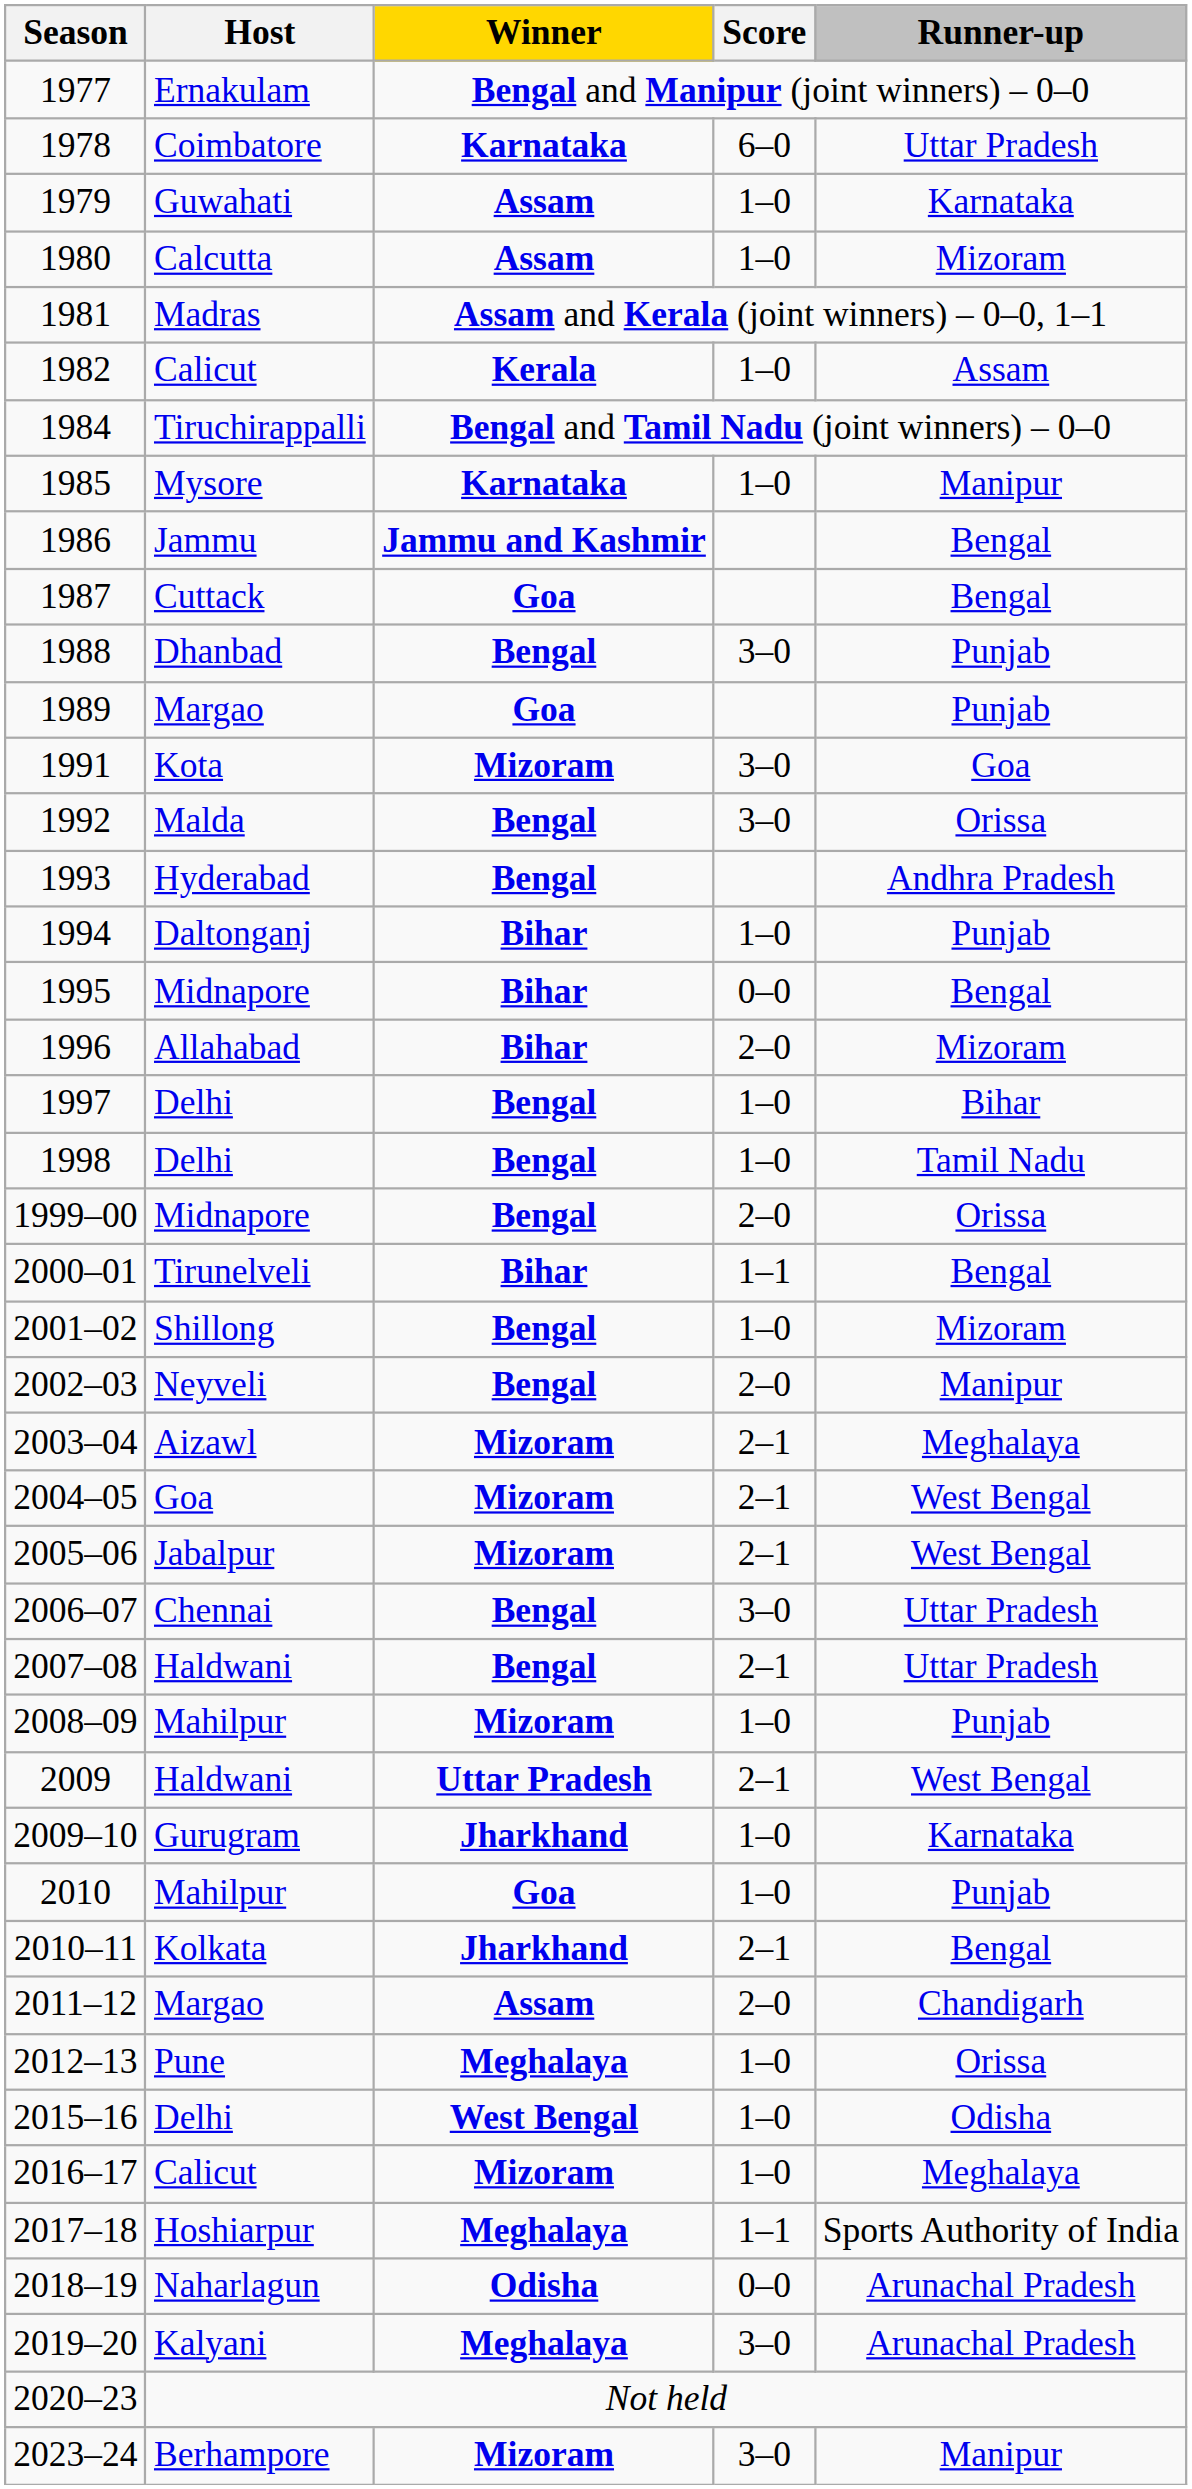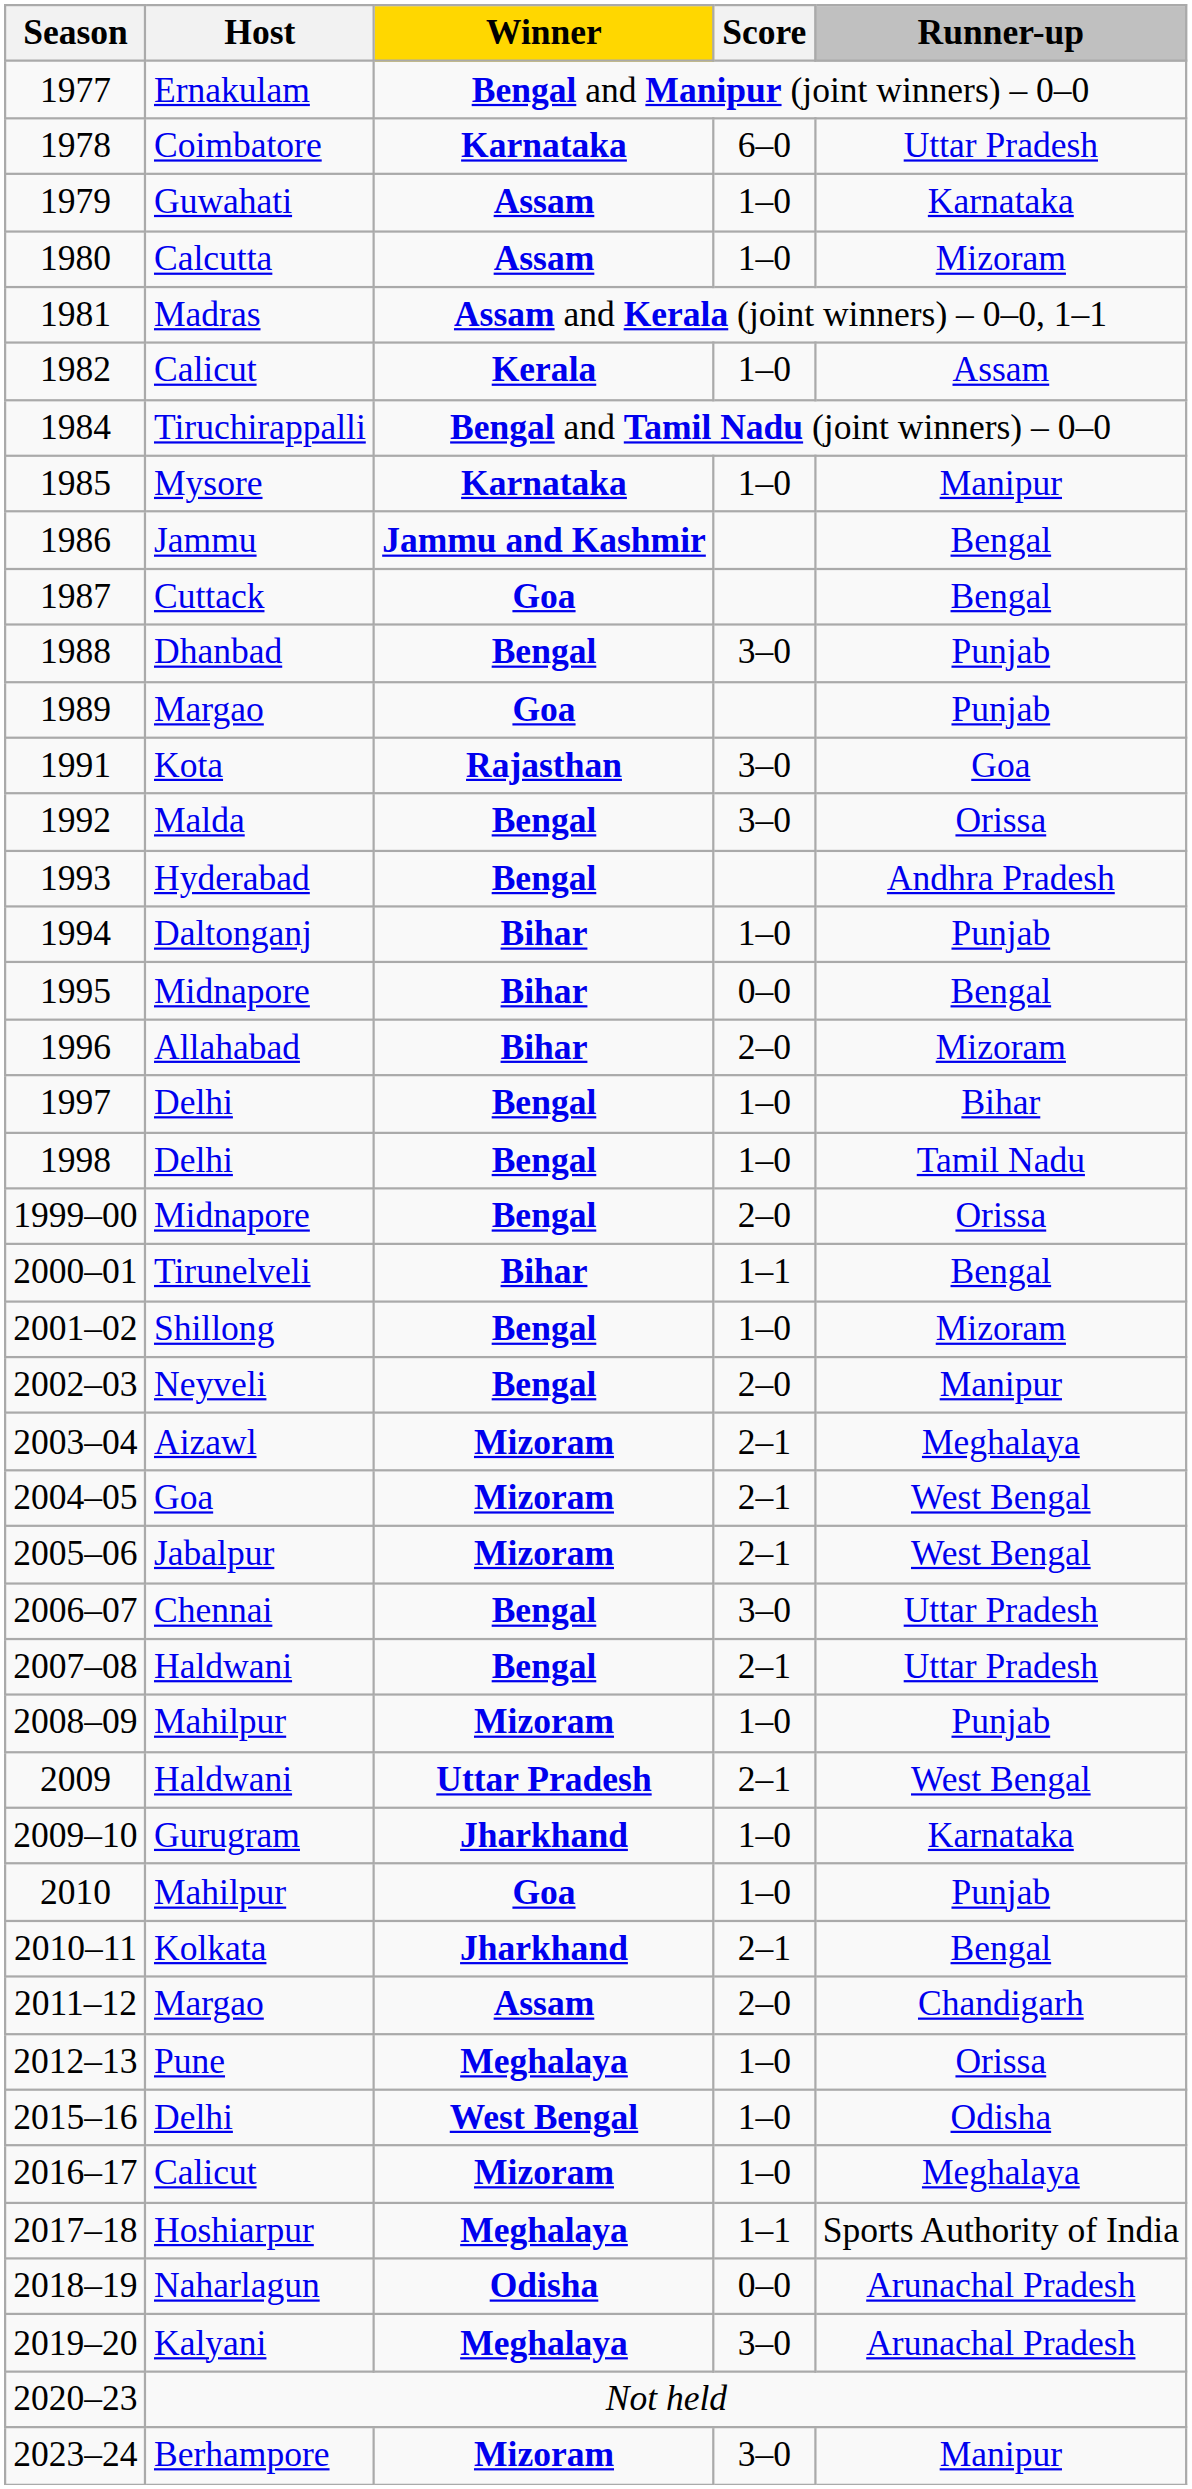(544, 764) Mizoram -> (544, 764) Rajasthan
